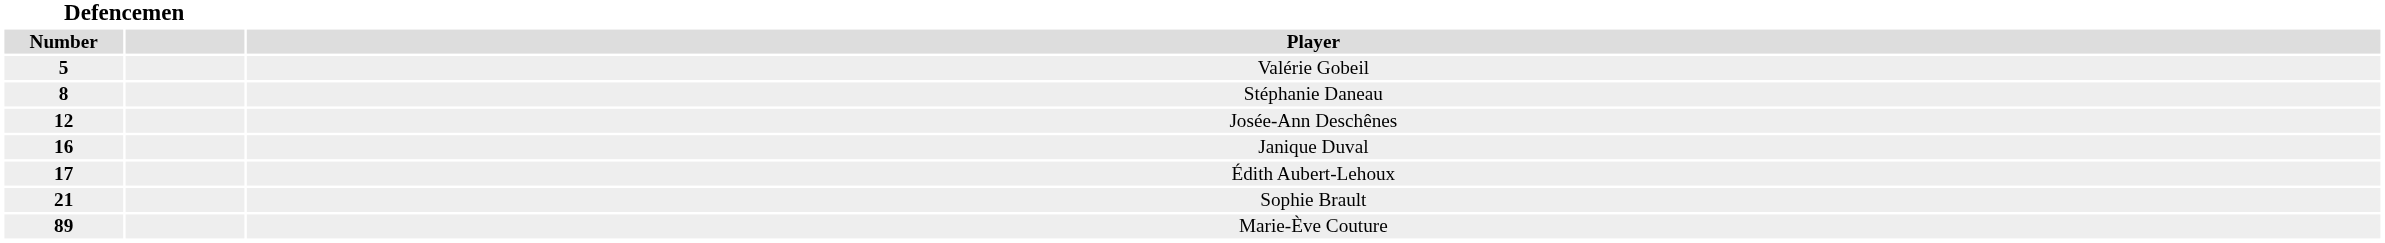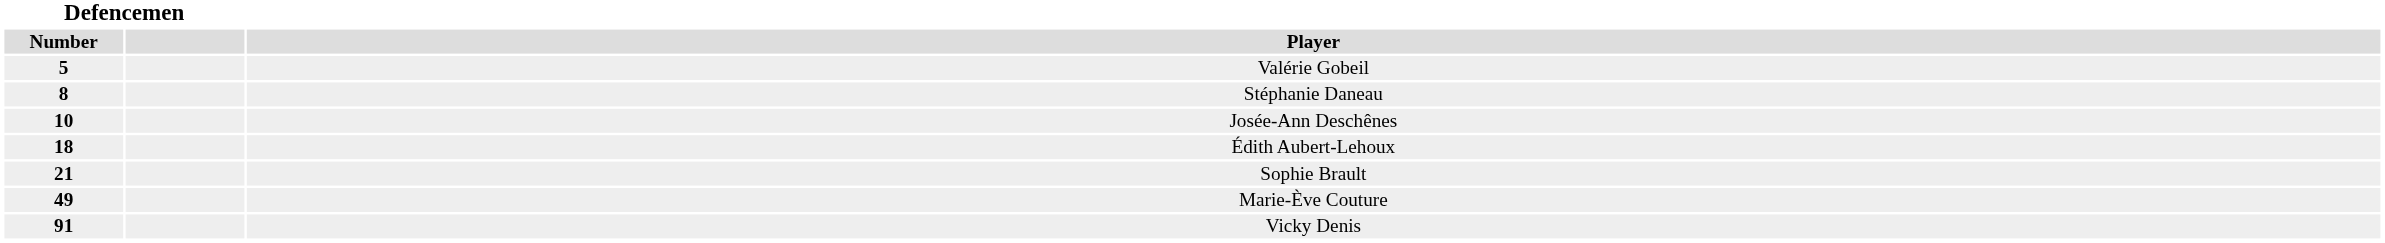(64, 120) 12 -> (64, 120) 10
- row: (1313, 147)
(64, 173) 17 -> (64, 147) 18
(64, 226) 89 -> (64, 199) 49
+ row: (1313, 226)
